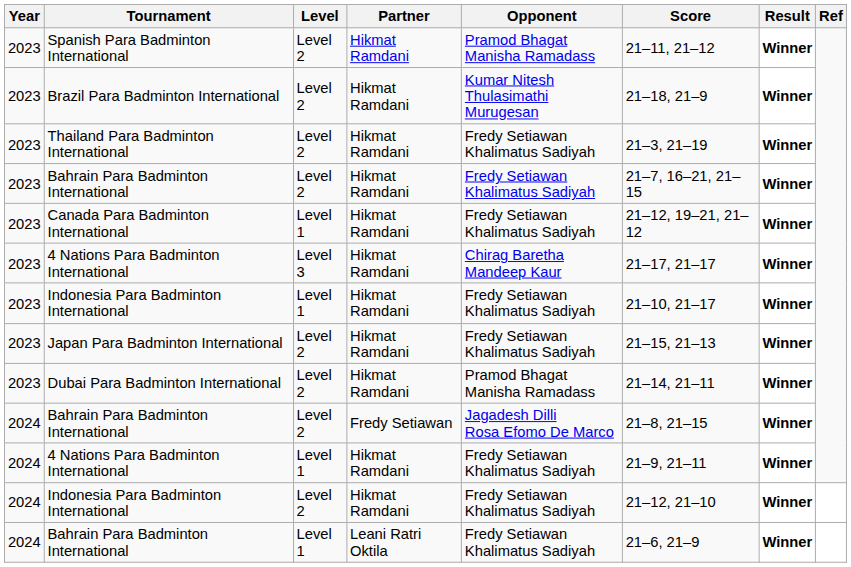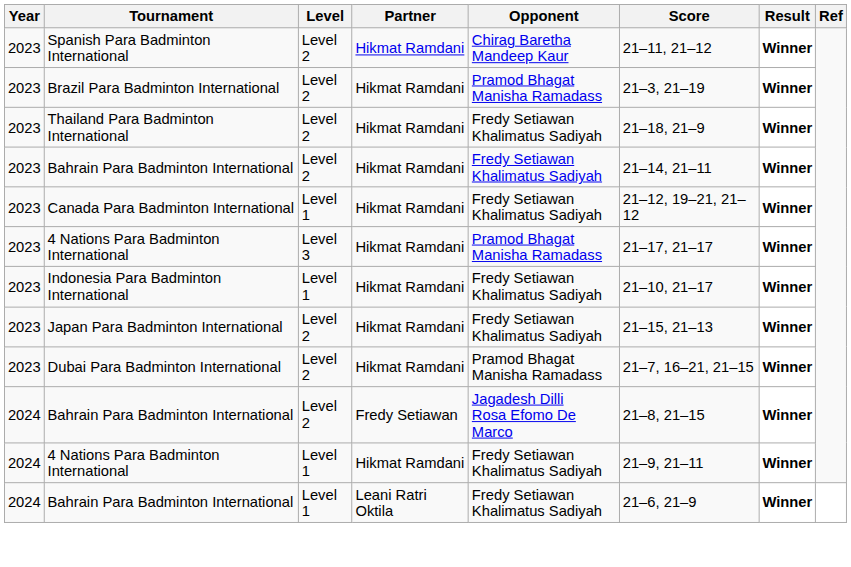(530, 48) Pramod Bhagat Manisha Ramadass -> (521, 48) Chirag Baretha Mandeep Kaur
(509, 96) Kumar Nitesh Thulasimathi Murugesan -> (537, 88) Pramod Bhagat Manisha Ramadass
(667, 96) 21–18, 21–9 -> (664, 88) 21–3, 21–19
(667, 144) 21–3, 21–19 -> (664, 128) 21–18, 21–9
(683, 184) 21–7, 16–21, 21–15 -> (667, 167) 21–14, 21–11
(514, 264) Chirag Baretha Mandeep Kaur -> (537, 247) Pramod Bhagat Manisha Ramadass
(670, 383) 21–14, 21–11 -> (688, 367) 21–7, 16–21, 21–15
- row: (24, 503)
